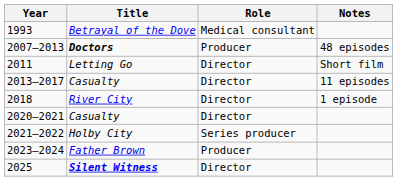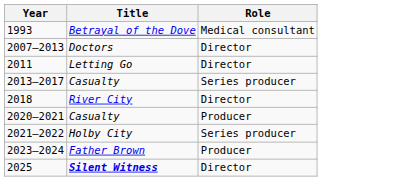- column: (355, 13)
(91, 47) bold -> (91, 47) normal
(226, 47) Producer -> (226, 47) Director
(226, 82) Director -> (248, 82) Series producer
(226, 116) Director -> (226, 116) Producer
